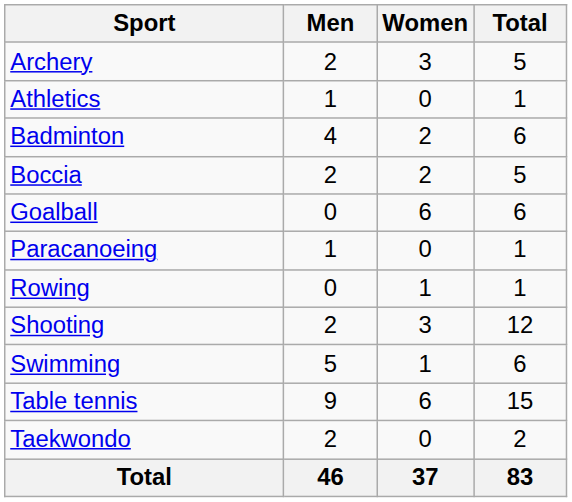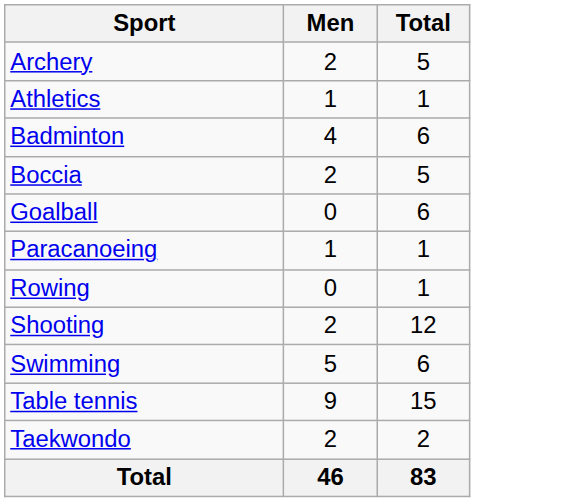- column: (425, 23)
